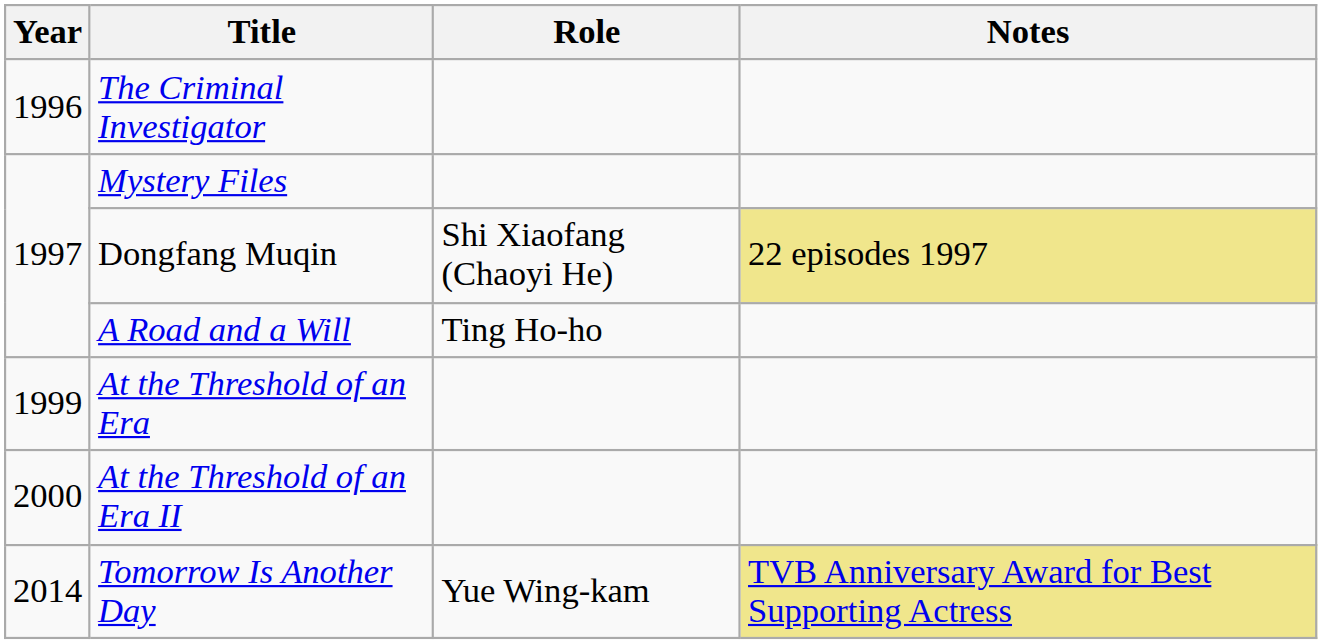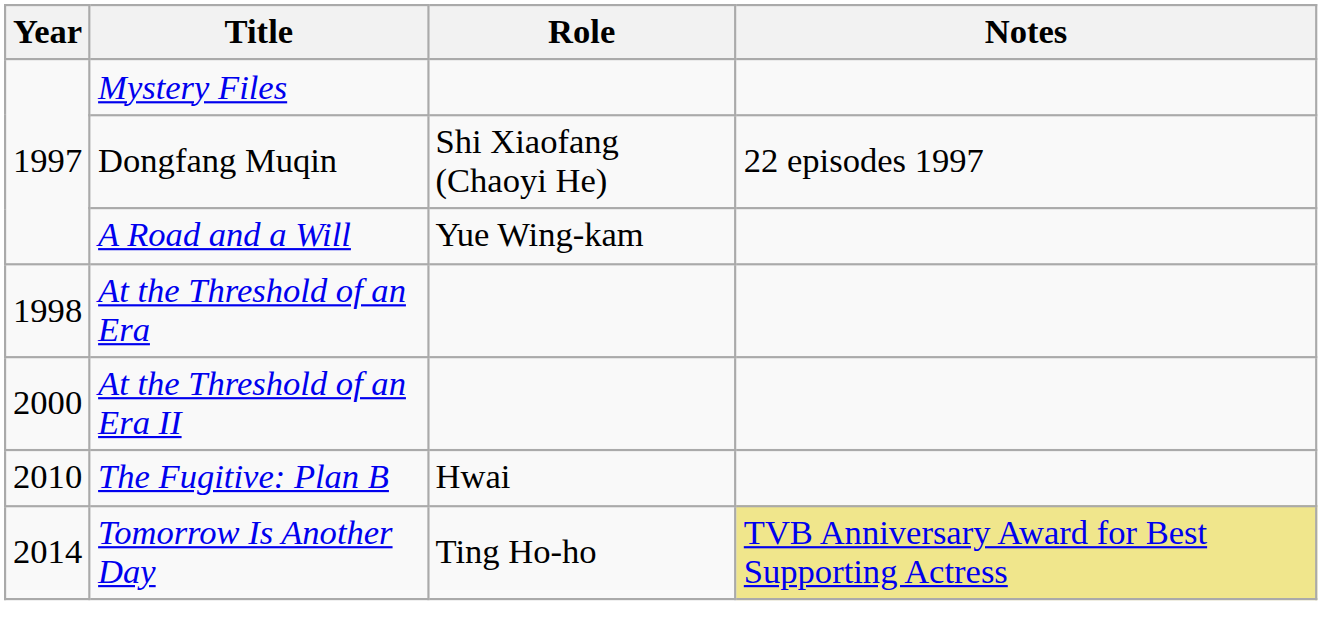- row: (191, 106)
(868, 254) khaki background -> (864, 160) no background
(522, 328) Ting Ho-ho -> (540, 235) Yue Wing-kam
(48, 403) 1999 -> (48, 309) 1998
+ row: (244, 477)
(546, 590) Yue Wing-kam -> (516, 551) Ting Ho-ho
